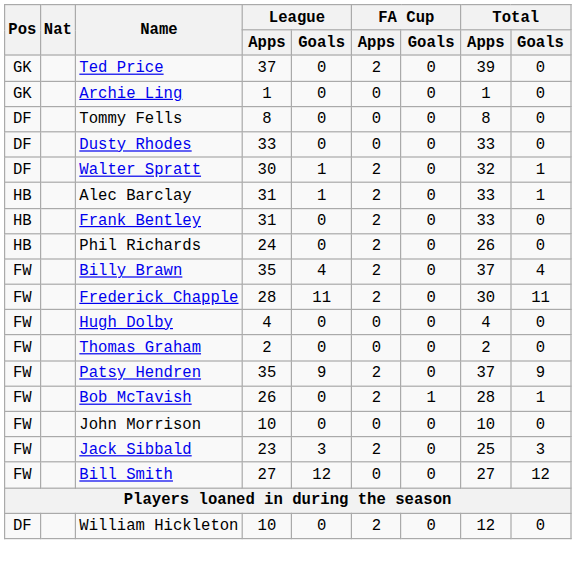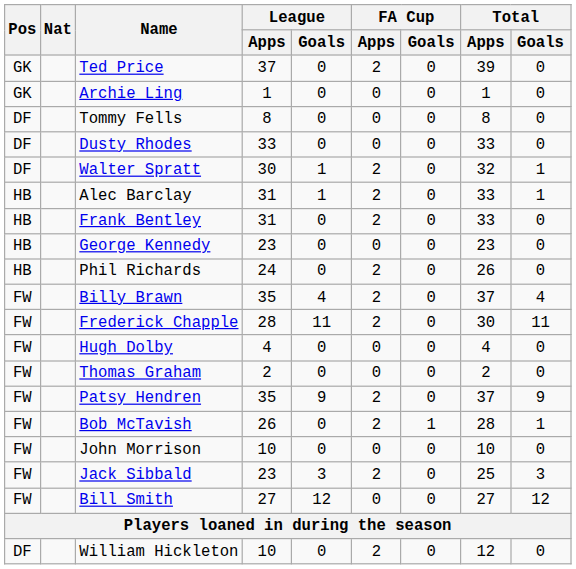+ row: (145, 246)
